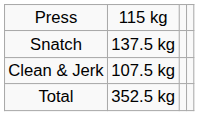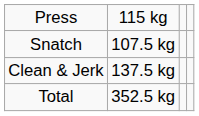(143, 44) 137.5 kg -> (143, 44) 107.5 kg
(143, 70) 107.5 kg -> (143, 70) 137.5 kg
